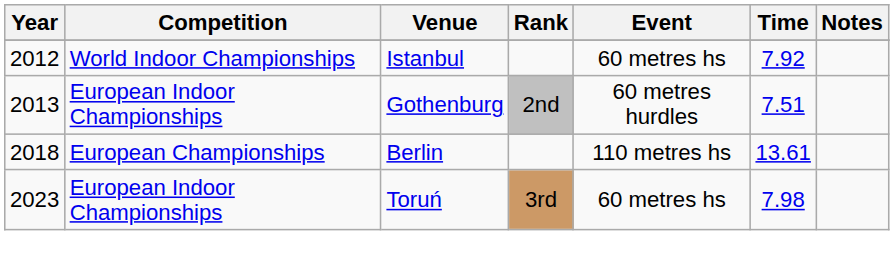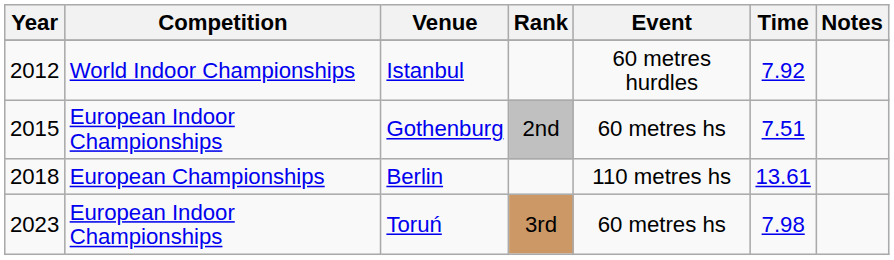(662, 58) 60 metres hs -> (662, 70) 60 metres hurdles
(35, 105) 2013 -> (35, 130) 2015
(662, 105) 60 metres hurdles -> (662, 130) 60 metres hs
